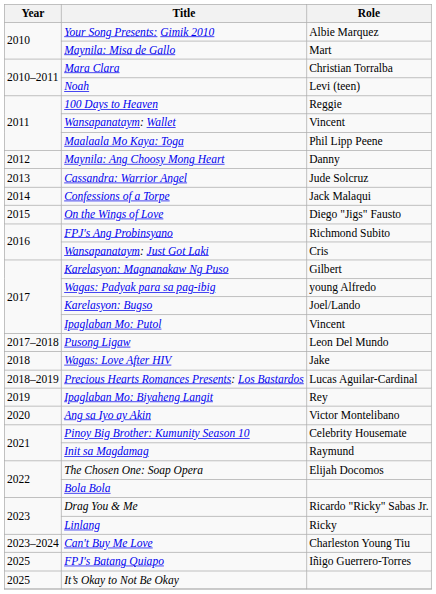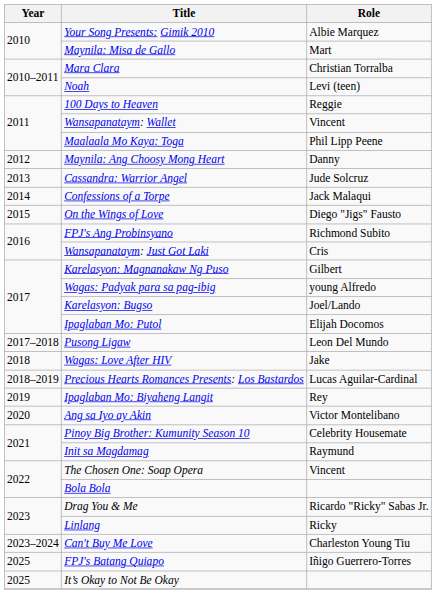(327, 324) Vincent -> (346, 324) Elijah Docomos
(346, 470) Elijah Docomos -> (327, 470) Vincent
